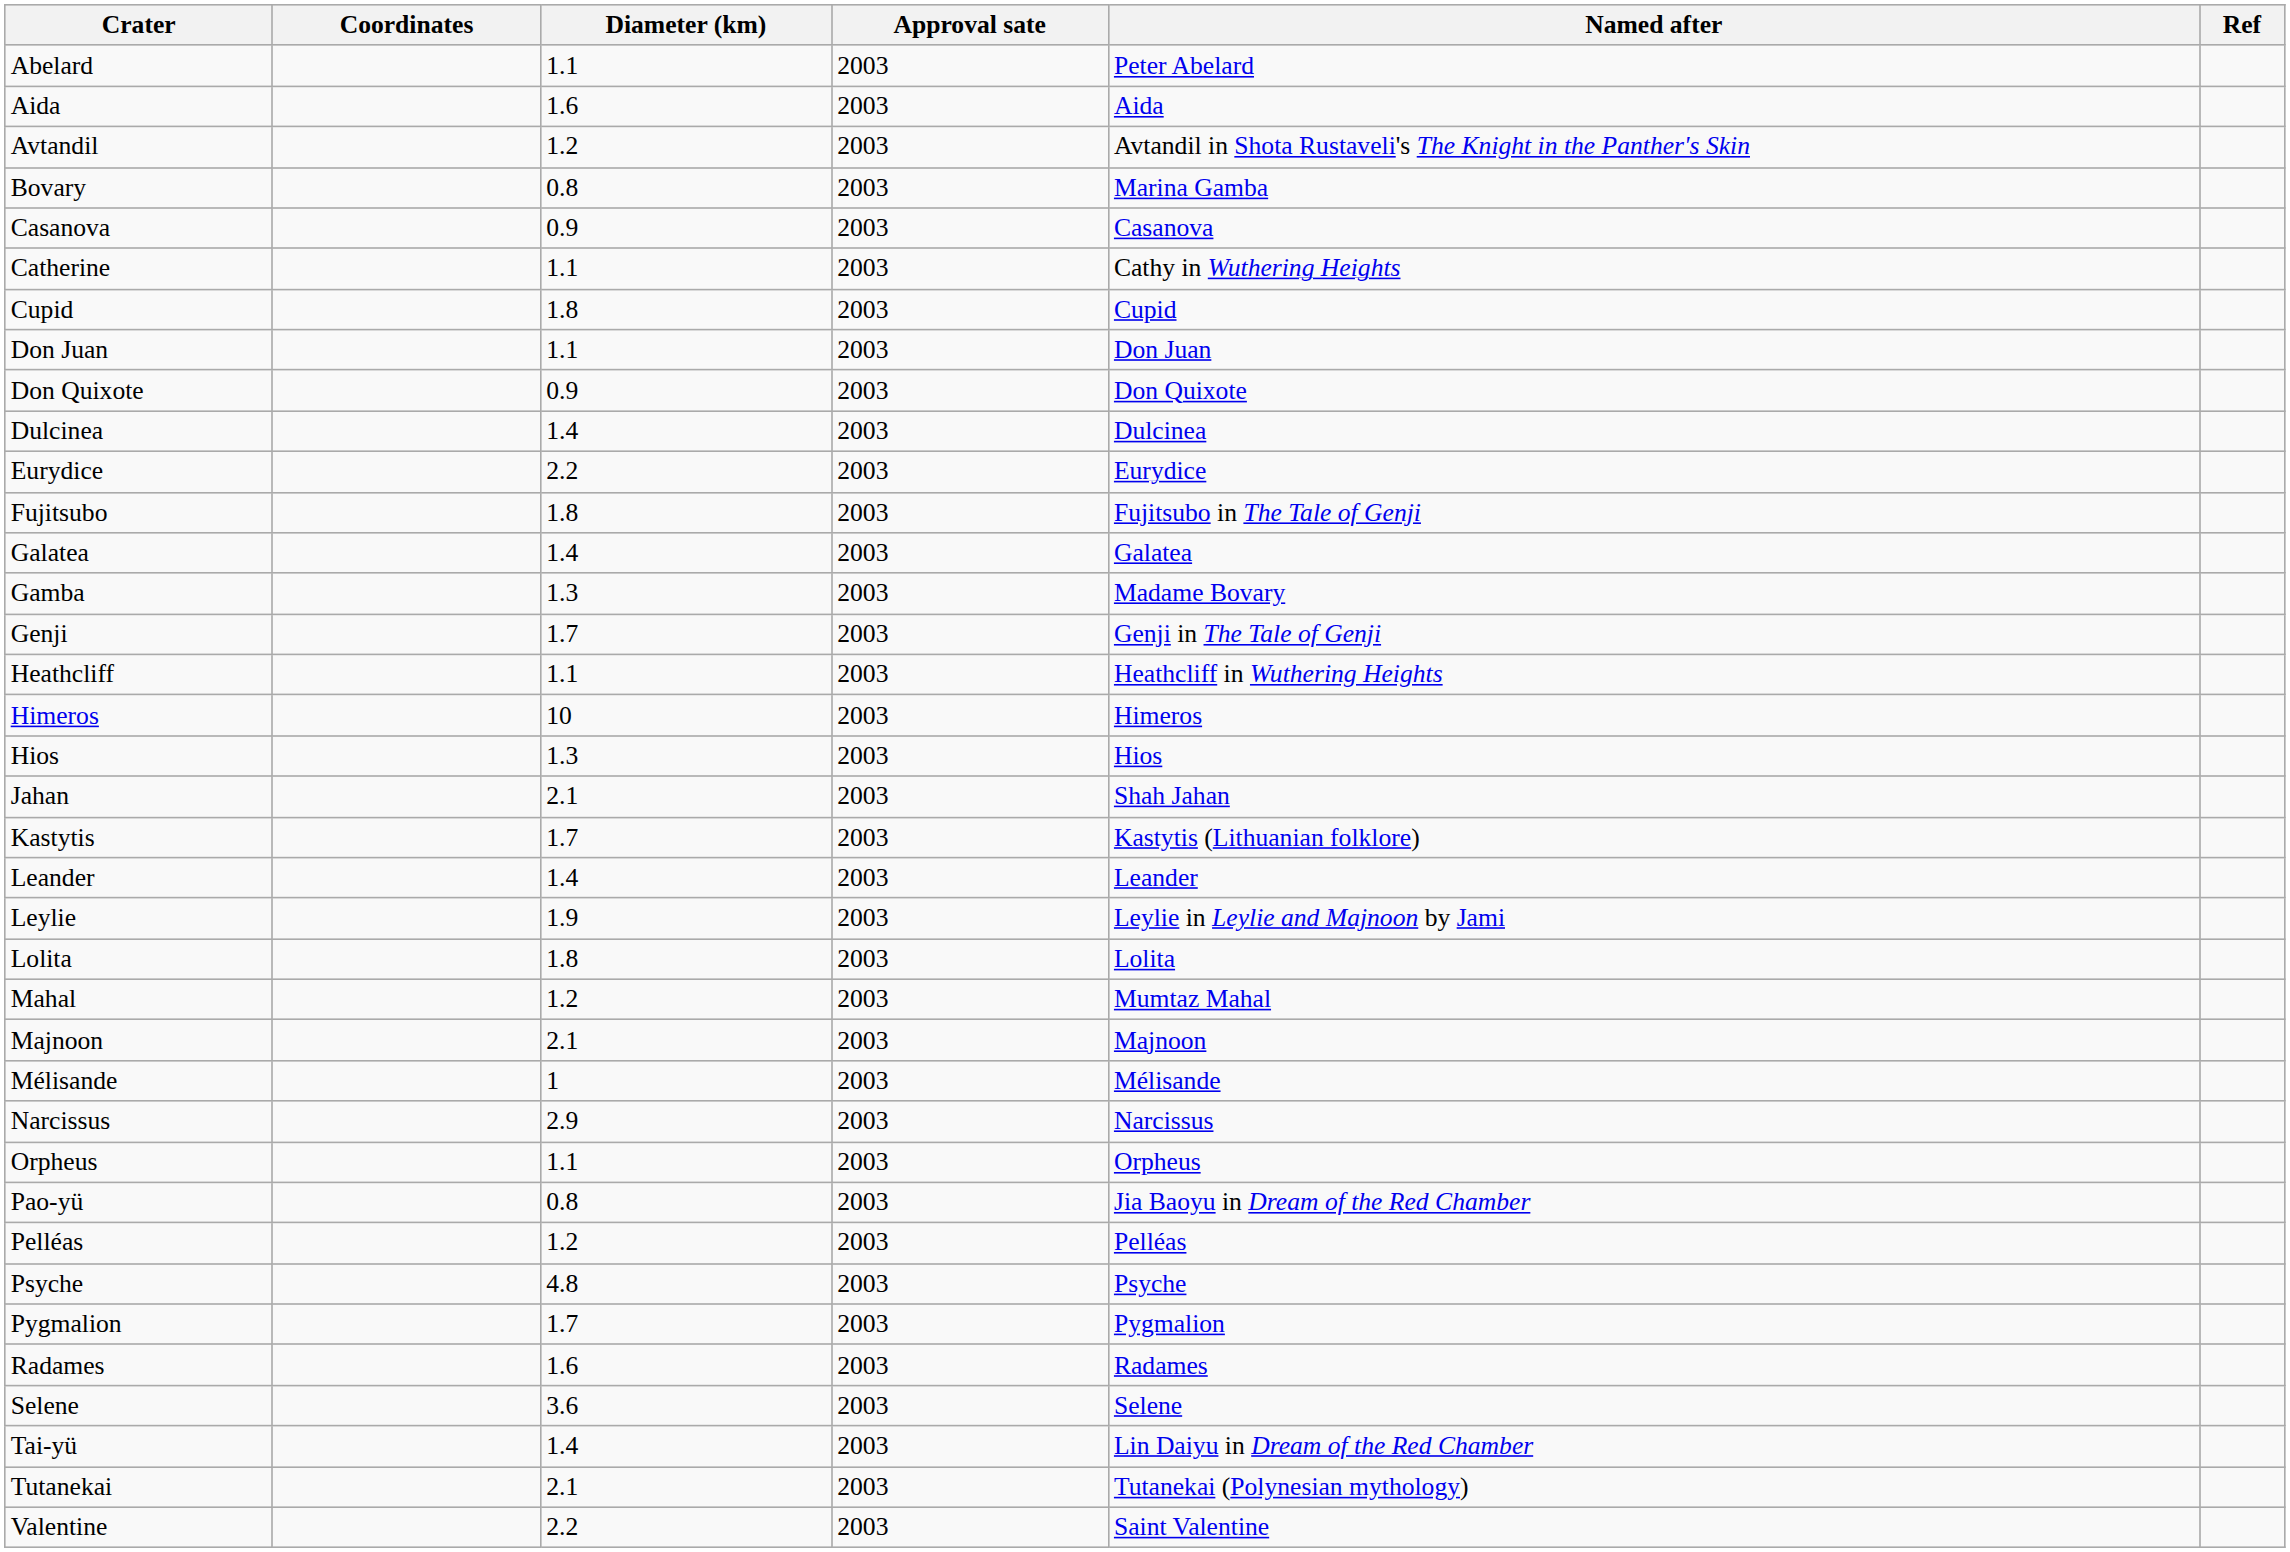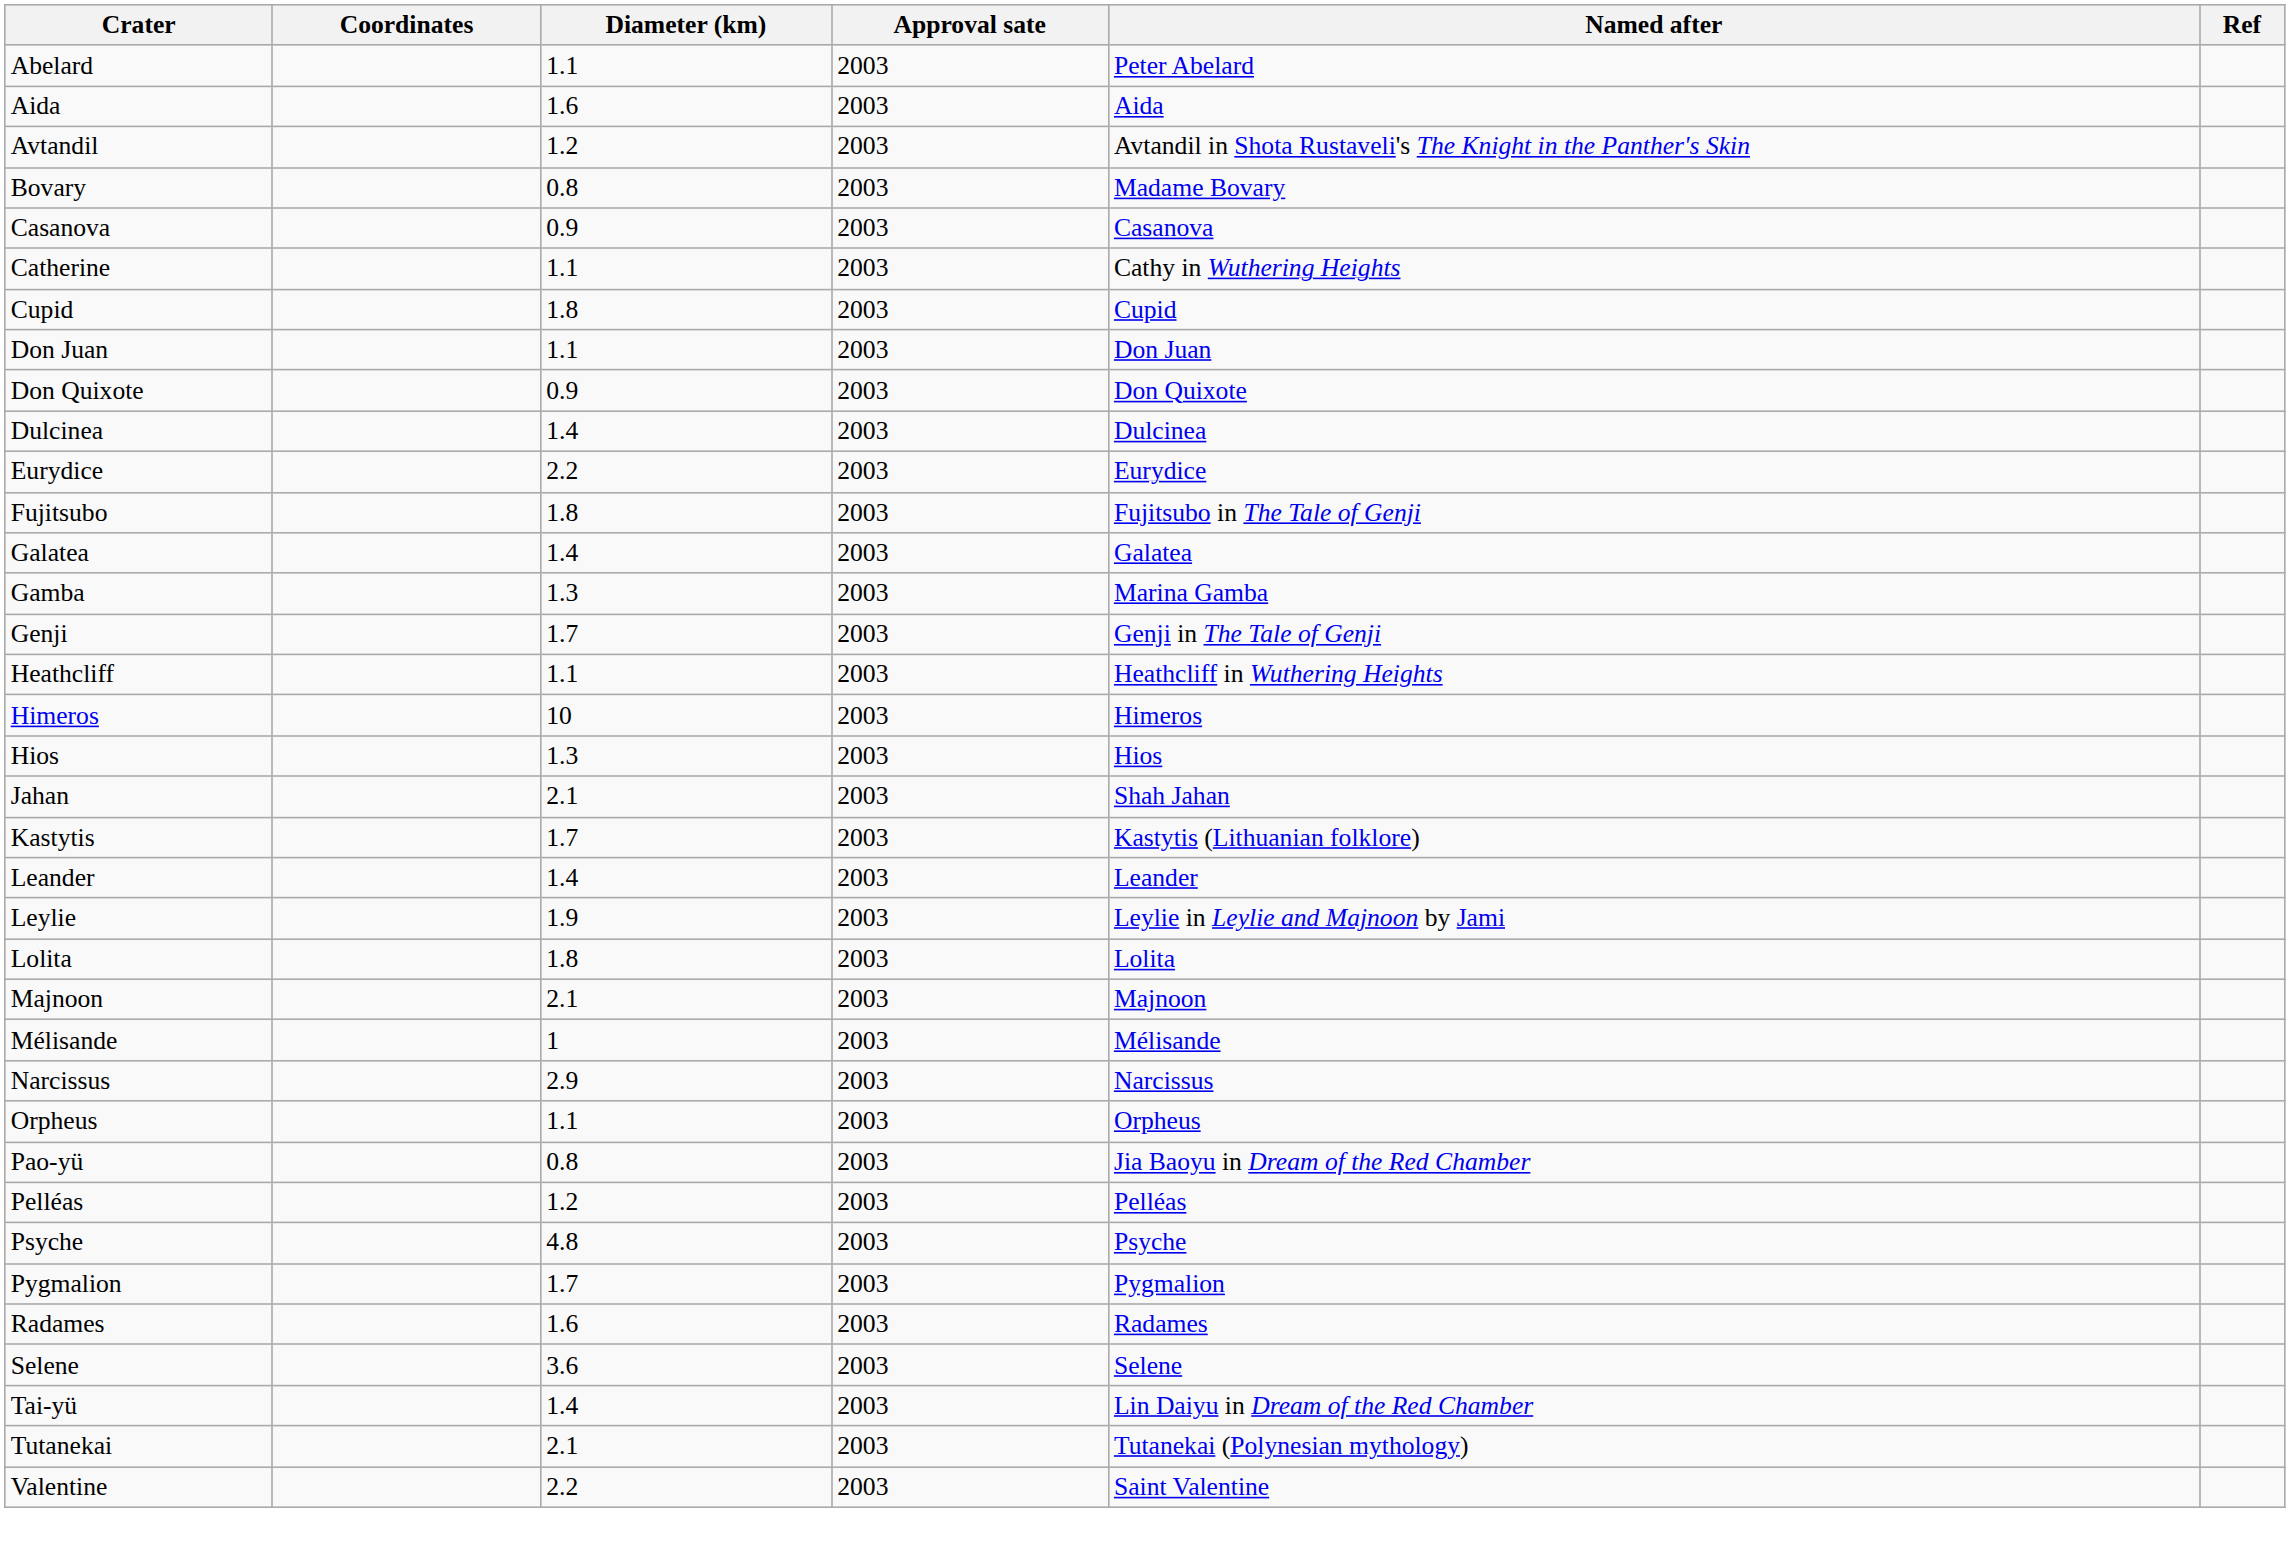(1191, 187) Marina Gamba -> (1200, 187) Madame Bovary
(1200, 593) Madame Bovary -> (1191, 593) Marina Gamba
- row: (43, 999)
